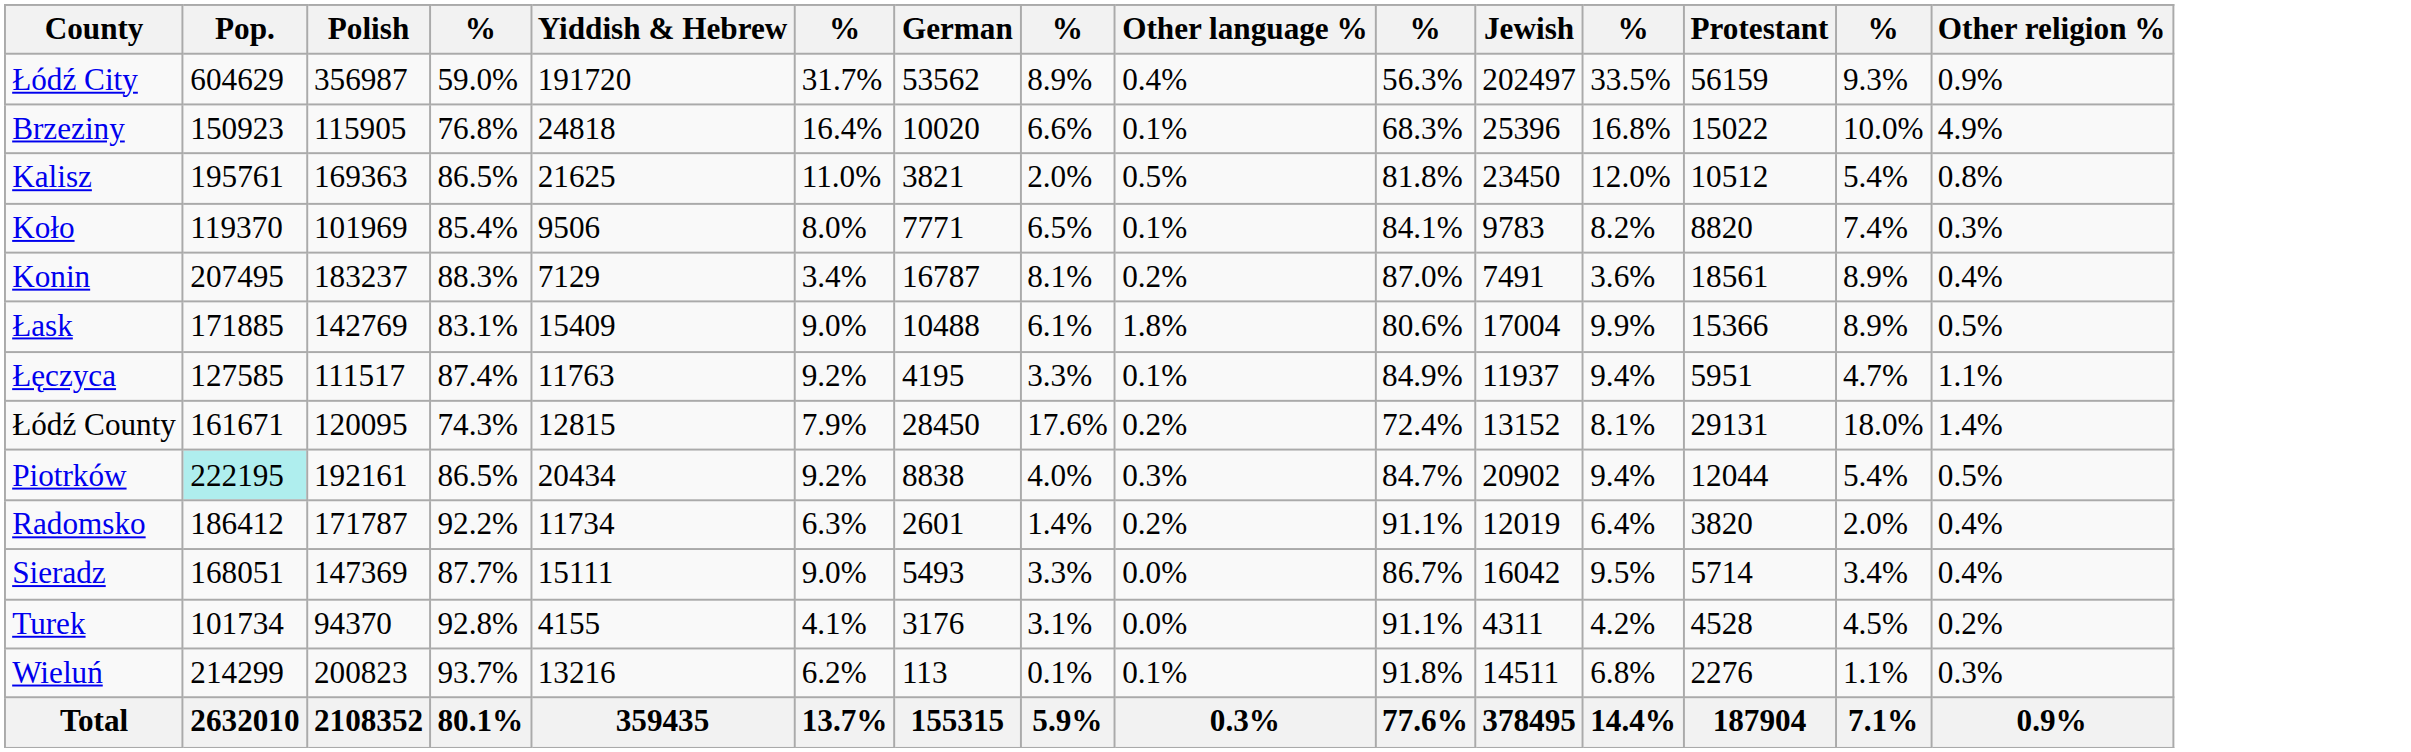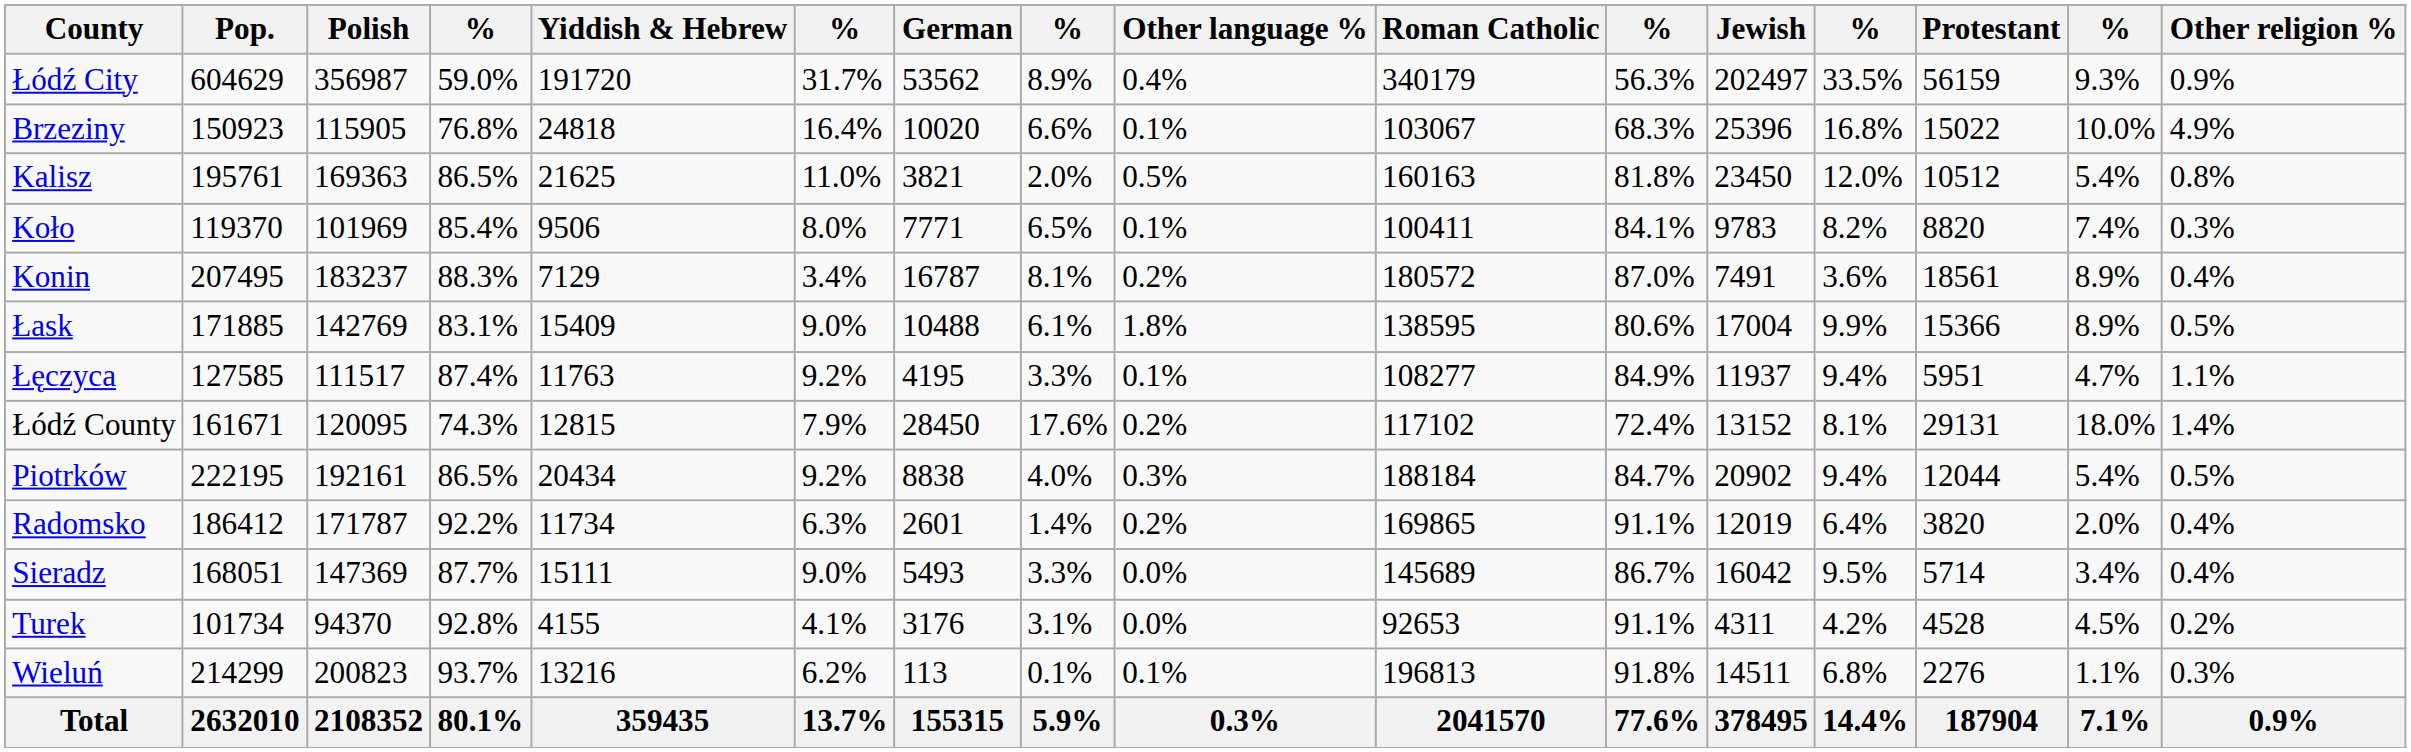+ column: (1491, 29)
(237, 474) paleturquoise background -> (237, 474) no background
